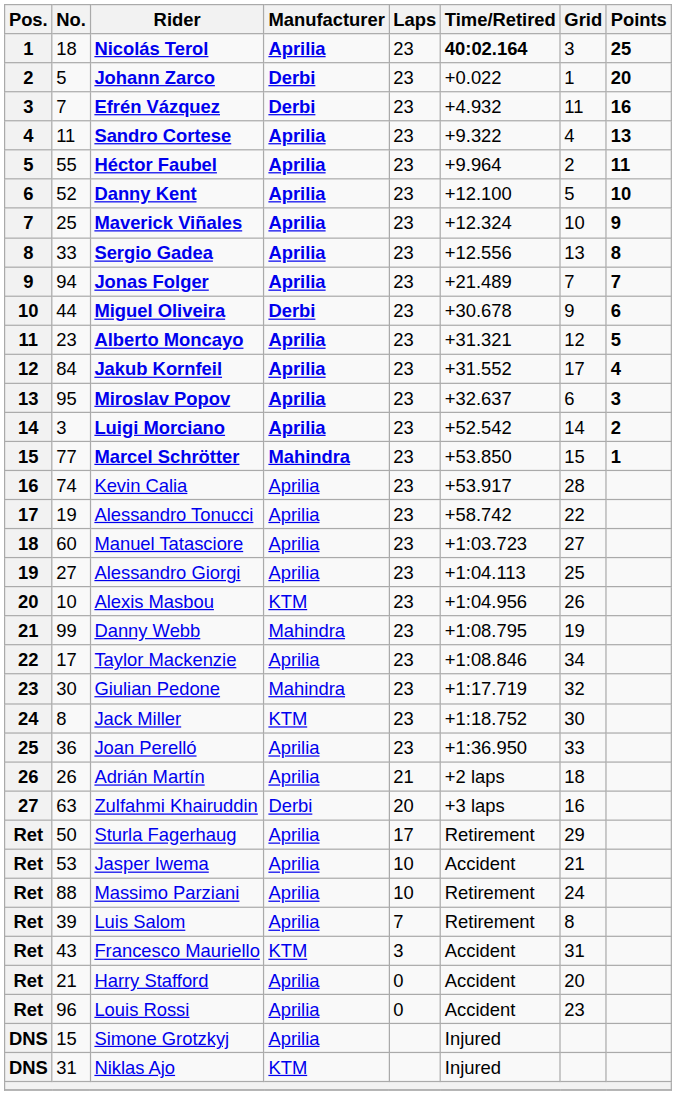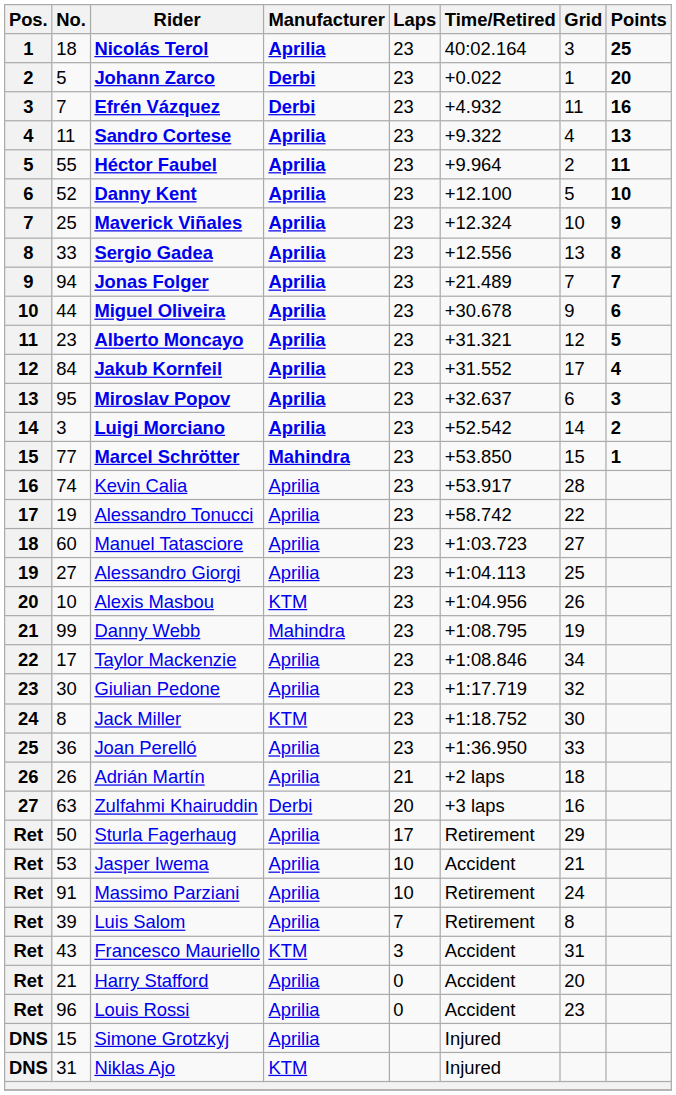(486, 48) bold -> (486, 48) normal
(292, 311) Derbi -> (297, 311) Aprilia
(307, 689) Mahindra -> (294, 689) Aprilia
(66, 893) 88 -> (66, 893) 91
